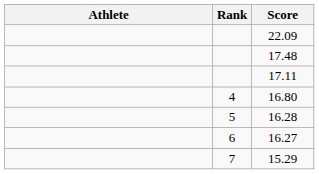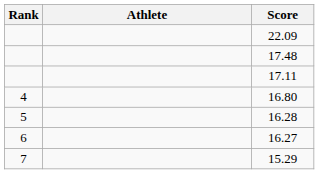columns swapped: (232, 14) <-> (109, 14)
